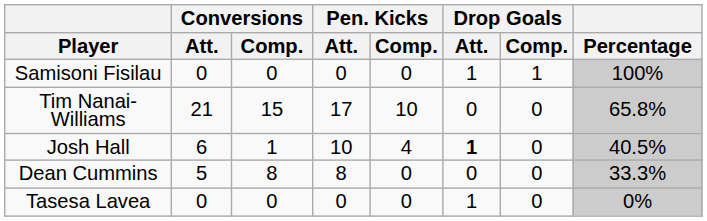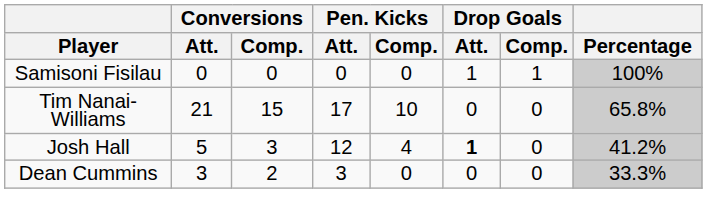(202, 147) 6 -> (202, 147) 5
(272, 147) 1 -> (272, 147) 3
(341, 147) 10 -> (341, 147) 12
(638, 147) 40.5% -> (638, 147) 41.2%
(202, 174) 5 -> (202, 174) 3
(272, 174) 8 -> (272, 174) 2
(341, 174) 8 -> (341, 174) 3
- row: (88, 202)
